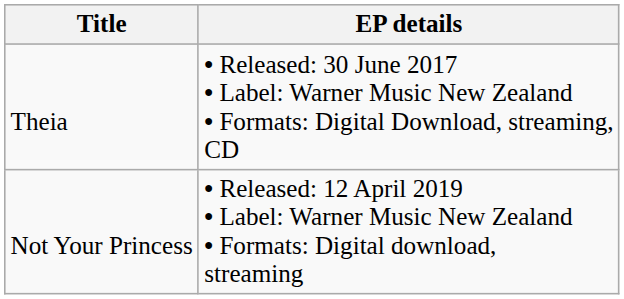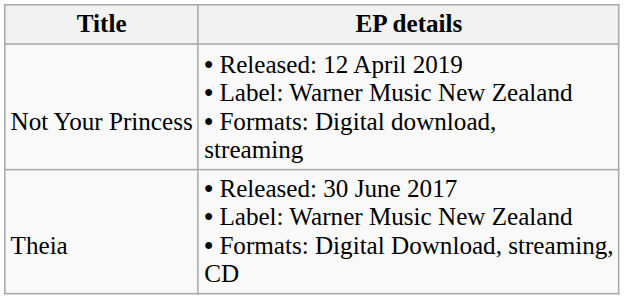rows swapped: (39, 120) <-> (102, 245)
